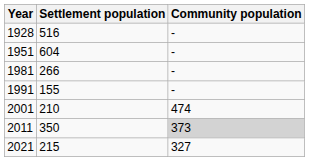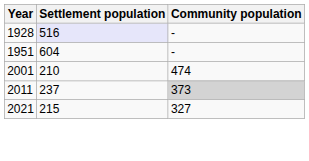(49, 33) no background -> (49, 33) lavender background
- row: (20, 71)
- row: (20, 90)
(49, 128) 350 -> (49, 90) 237
